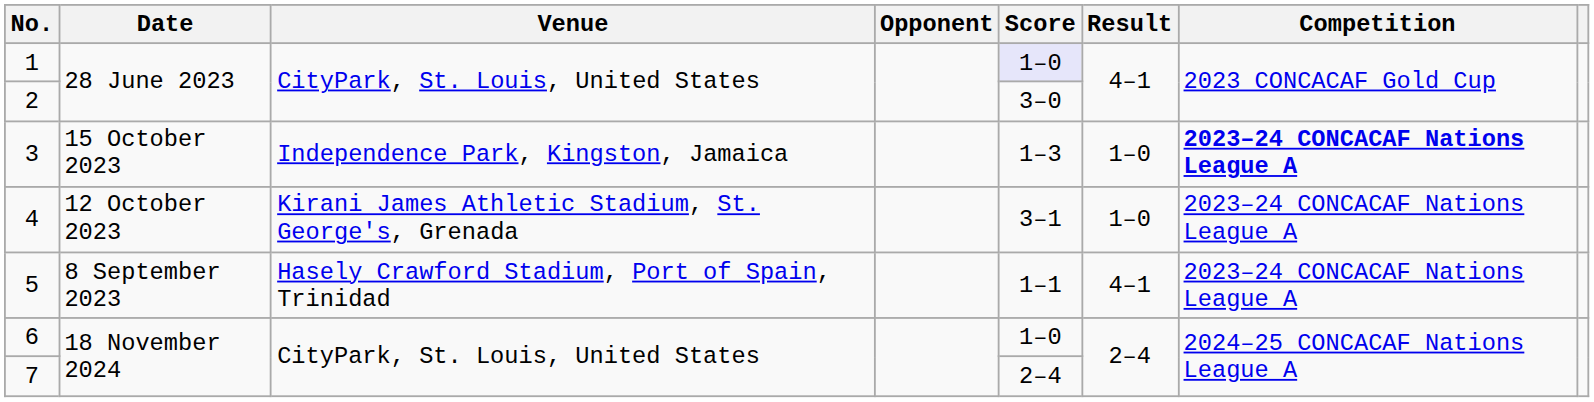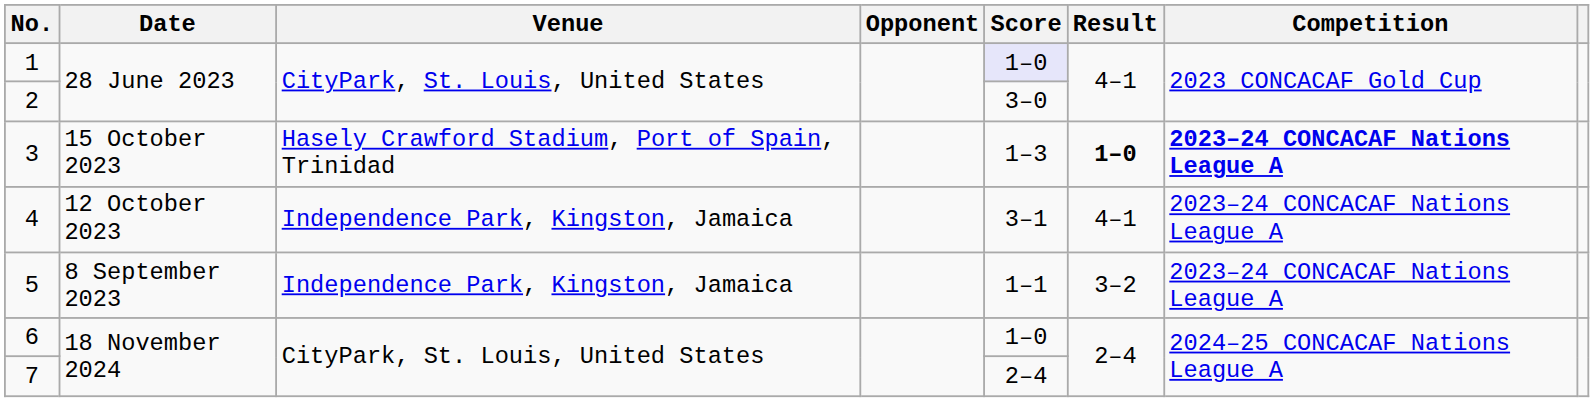(533, 154) Independence Park, Kingston, Jamaica -> (559, 154) Hasely Crawford Stadium, Port of Spain, Trinidad
(1130, 154) normal -> (1115, 154) bold
(519, 219) Kirani James Athletic Stadium, St. George's, Grenada -> (537, 219) Independence Park, Kingston, Jamaica
(1130, 219) 1–0 -> (1115, 219) 4–1
(554, 285) Hasely Crawford Stadium, Port of Spain, Trinidad -> (537, 285) Independence Park, Kingston, Jamaica
(1130, 285) 4–1 -> (1115, 285) 3–2
